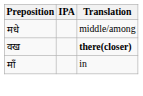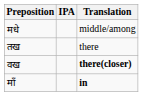+ row: (13, 47)
(83, 64) normal -> (83, 82) bold
